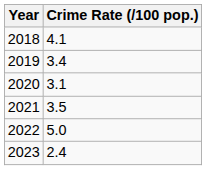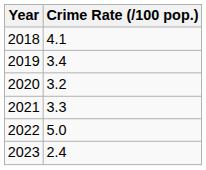(56, 84) 3.1 -> (56, 84) 3.2
(56, 107) 3.5 -> (56, 107) 3.3
